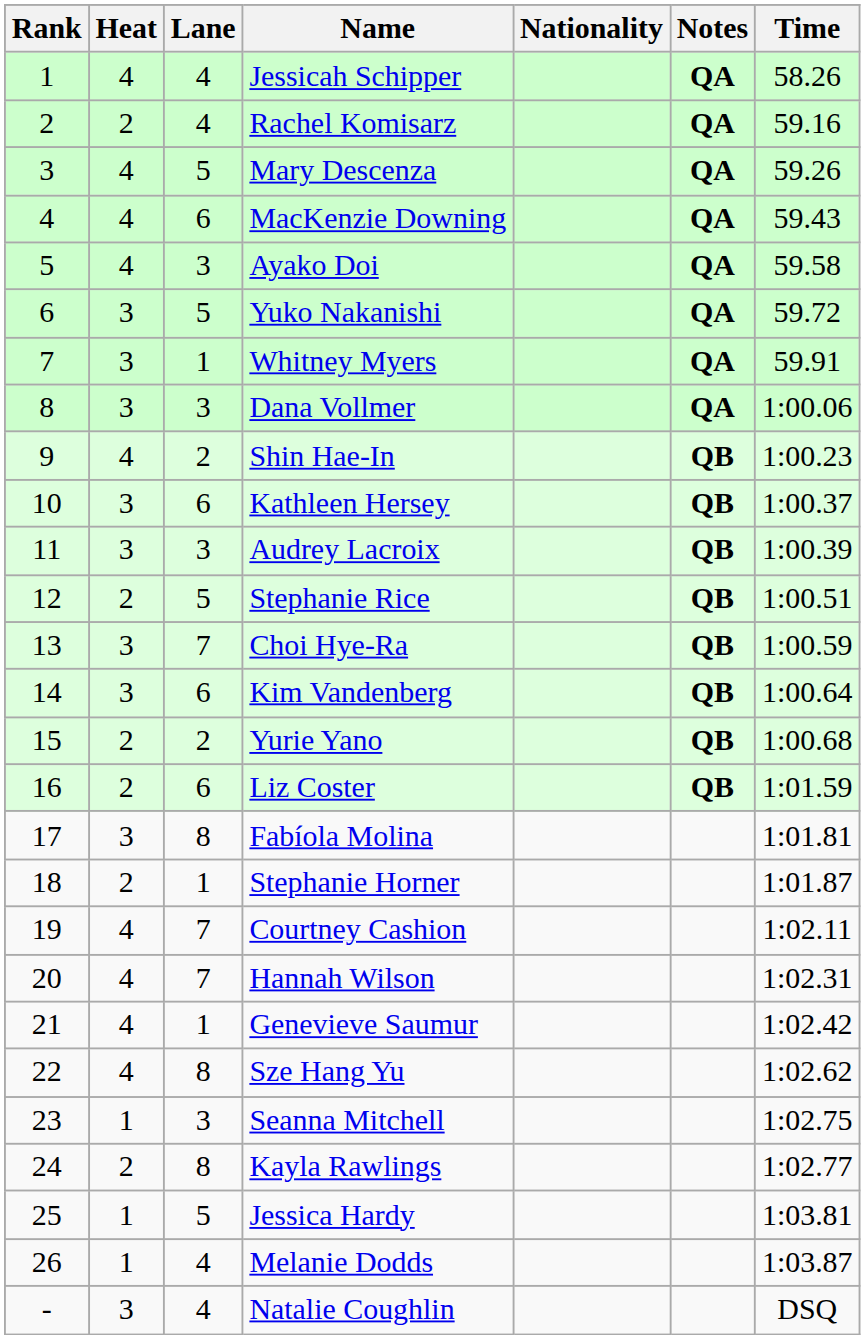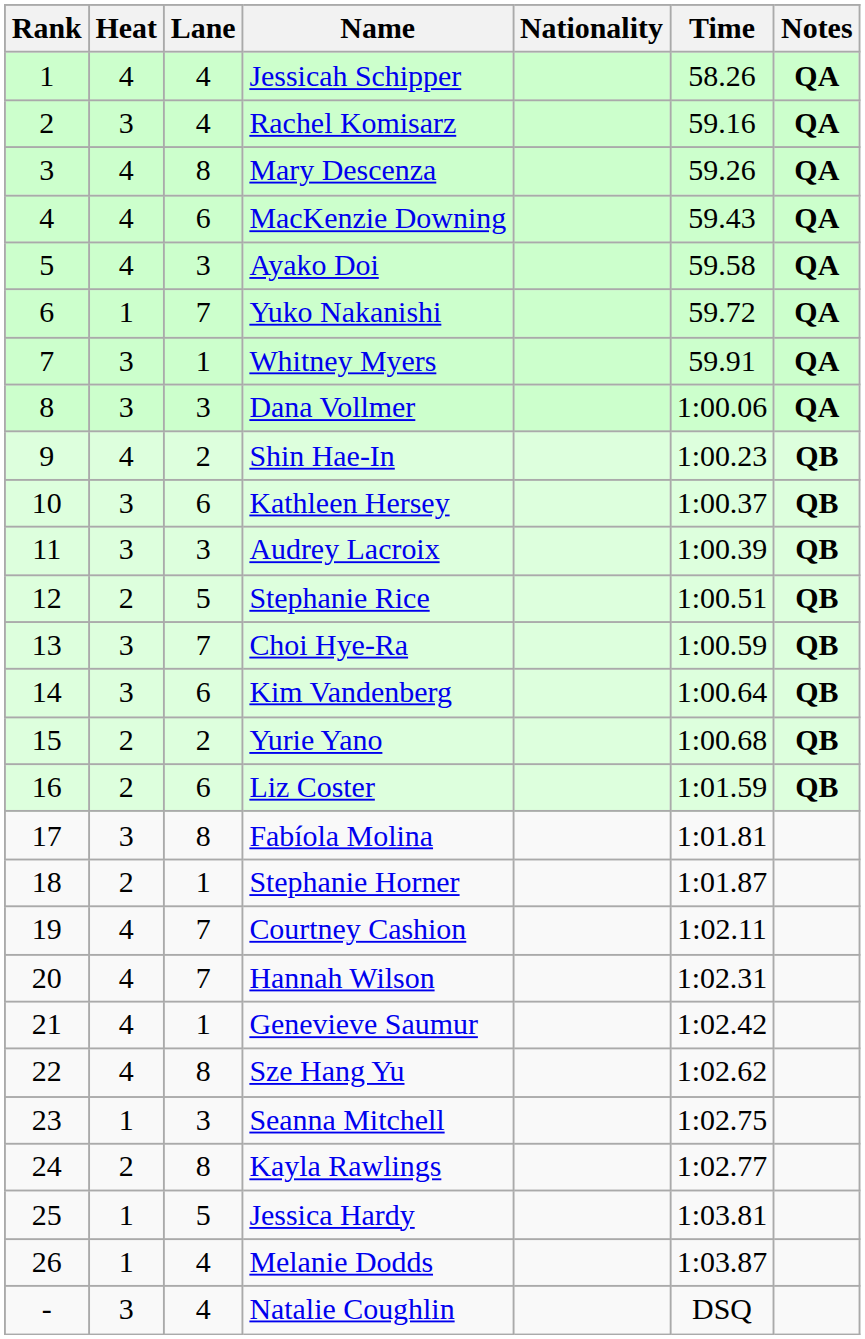columns swapped: (807, 28) <-> (712, 28)
(126, 123) 2 -> (126, 123) 3
(203, 170) 5 -> (203, 170) 8
(126, 312) 3 -> (126, 312) 1
(203, 312) 5 -> (203, 312) 7
